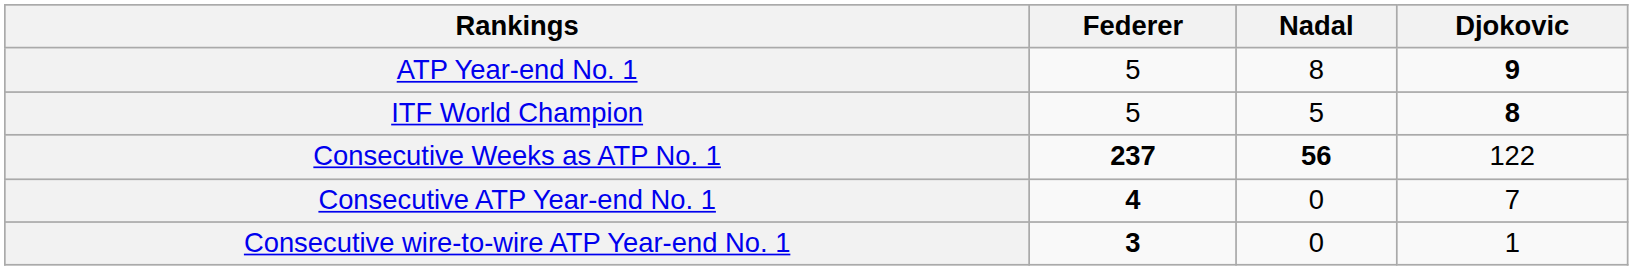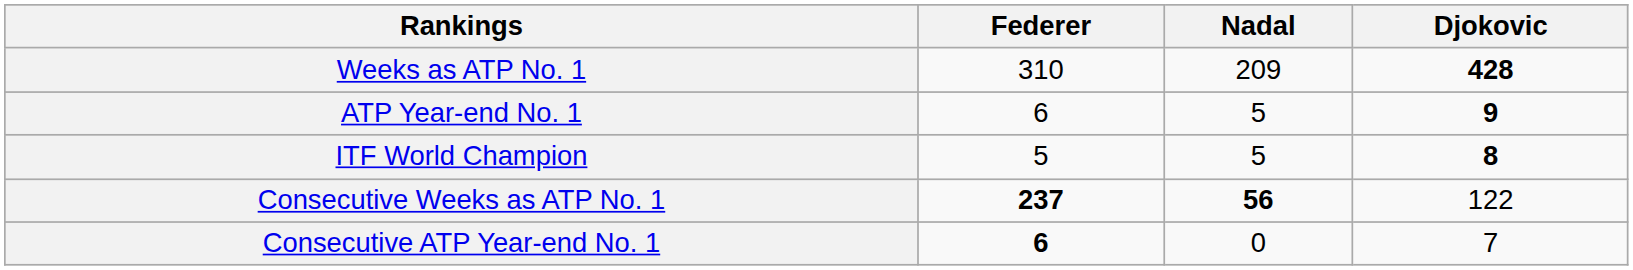+ row: (461, 69)
(1133, 69) 5 -> (1041, 112) 6
(1316, 69) 8 -> (1258, 112) 5
(1133, 199) 4 -> (1041, 243) 6
- row: (517, 243)
